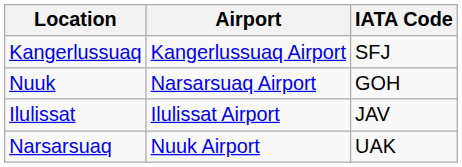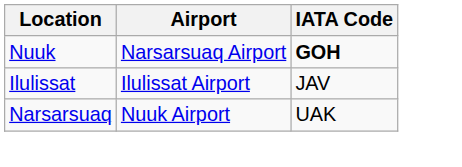- row: (75, 51)
(378, 83) normal -> (318, 51) bold
